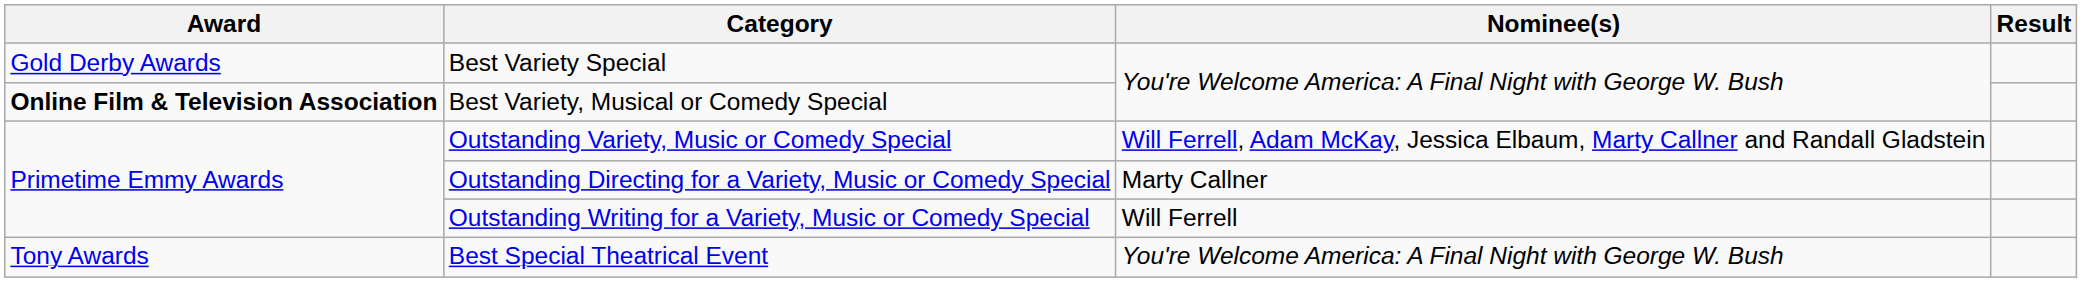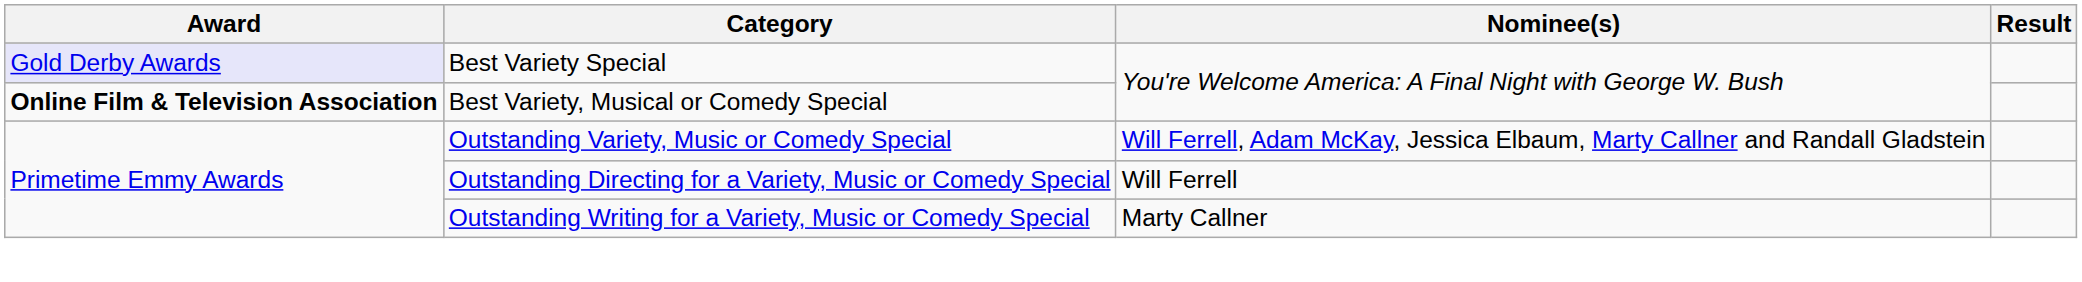(116, 62) no background -> (116, 62) lavender background
(1195, 179) Marty Callner -> (1180, 179) Will Ferrell
(1180, 218) Will Ferrell -> (1195, 218) Marty Callner
- row: (608, 256)
